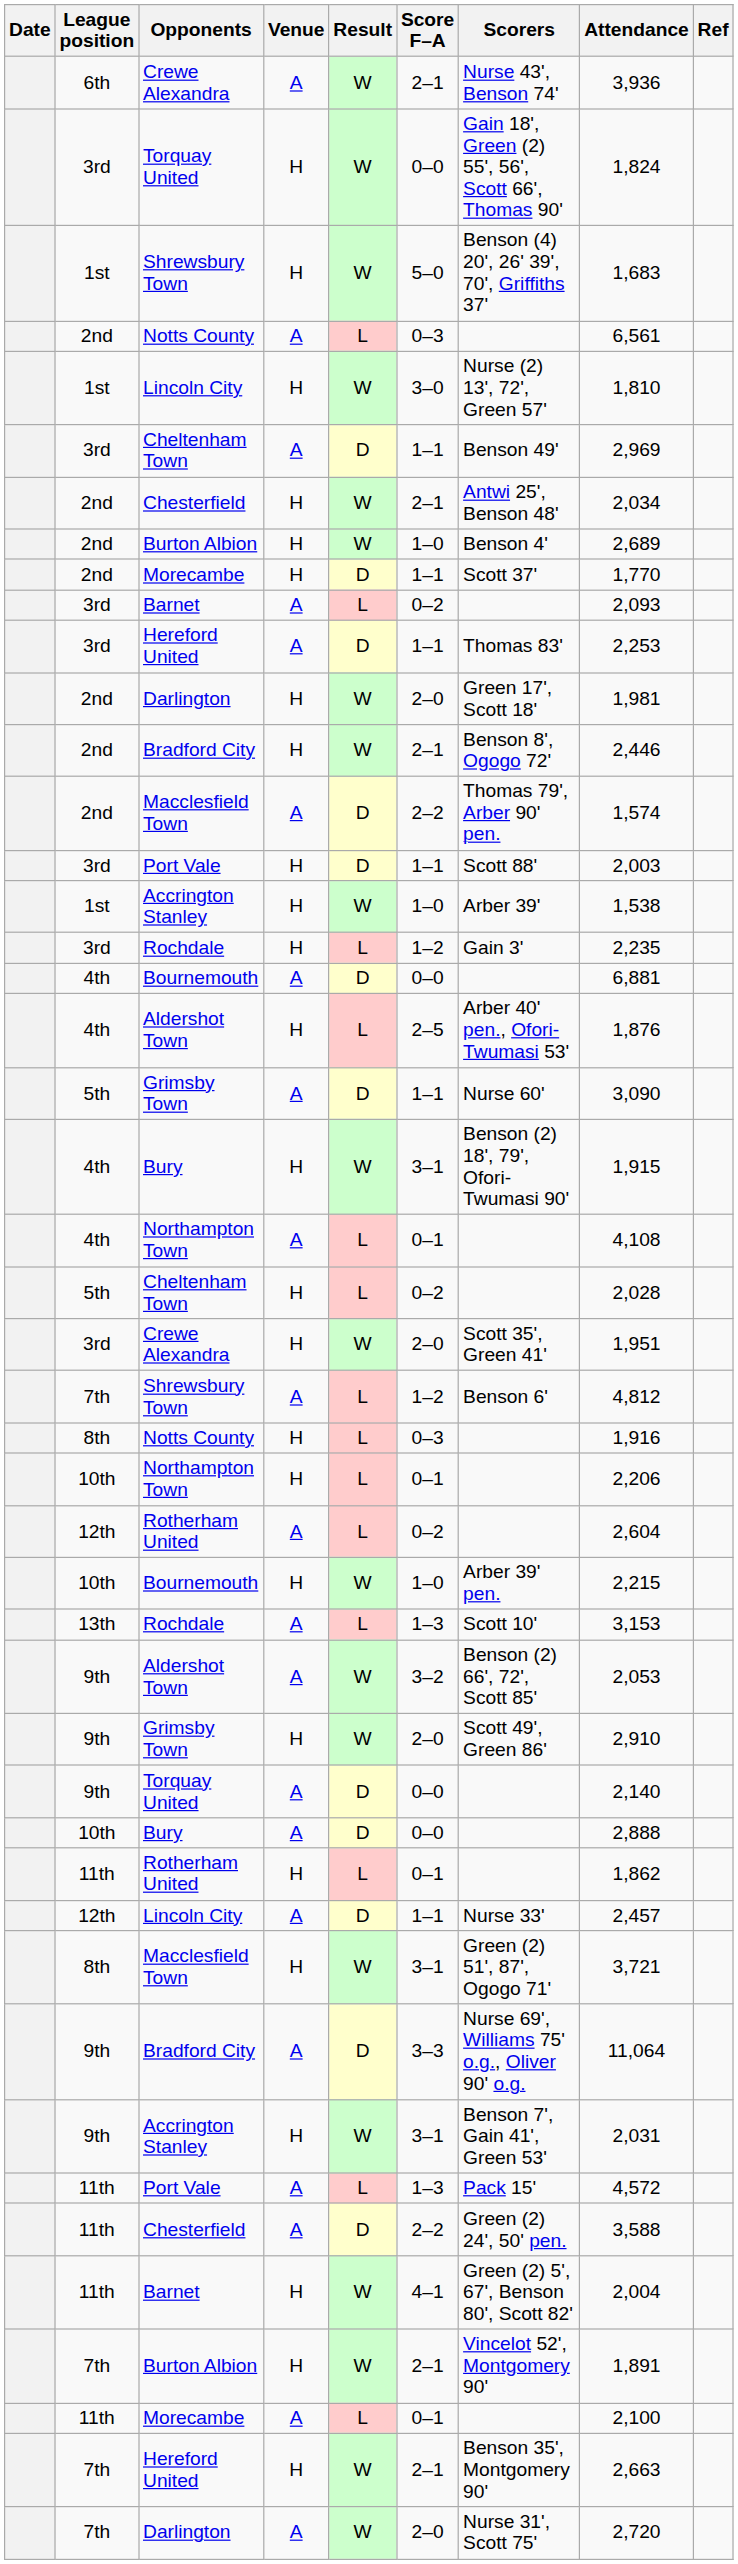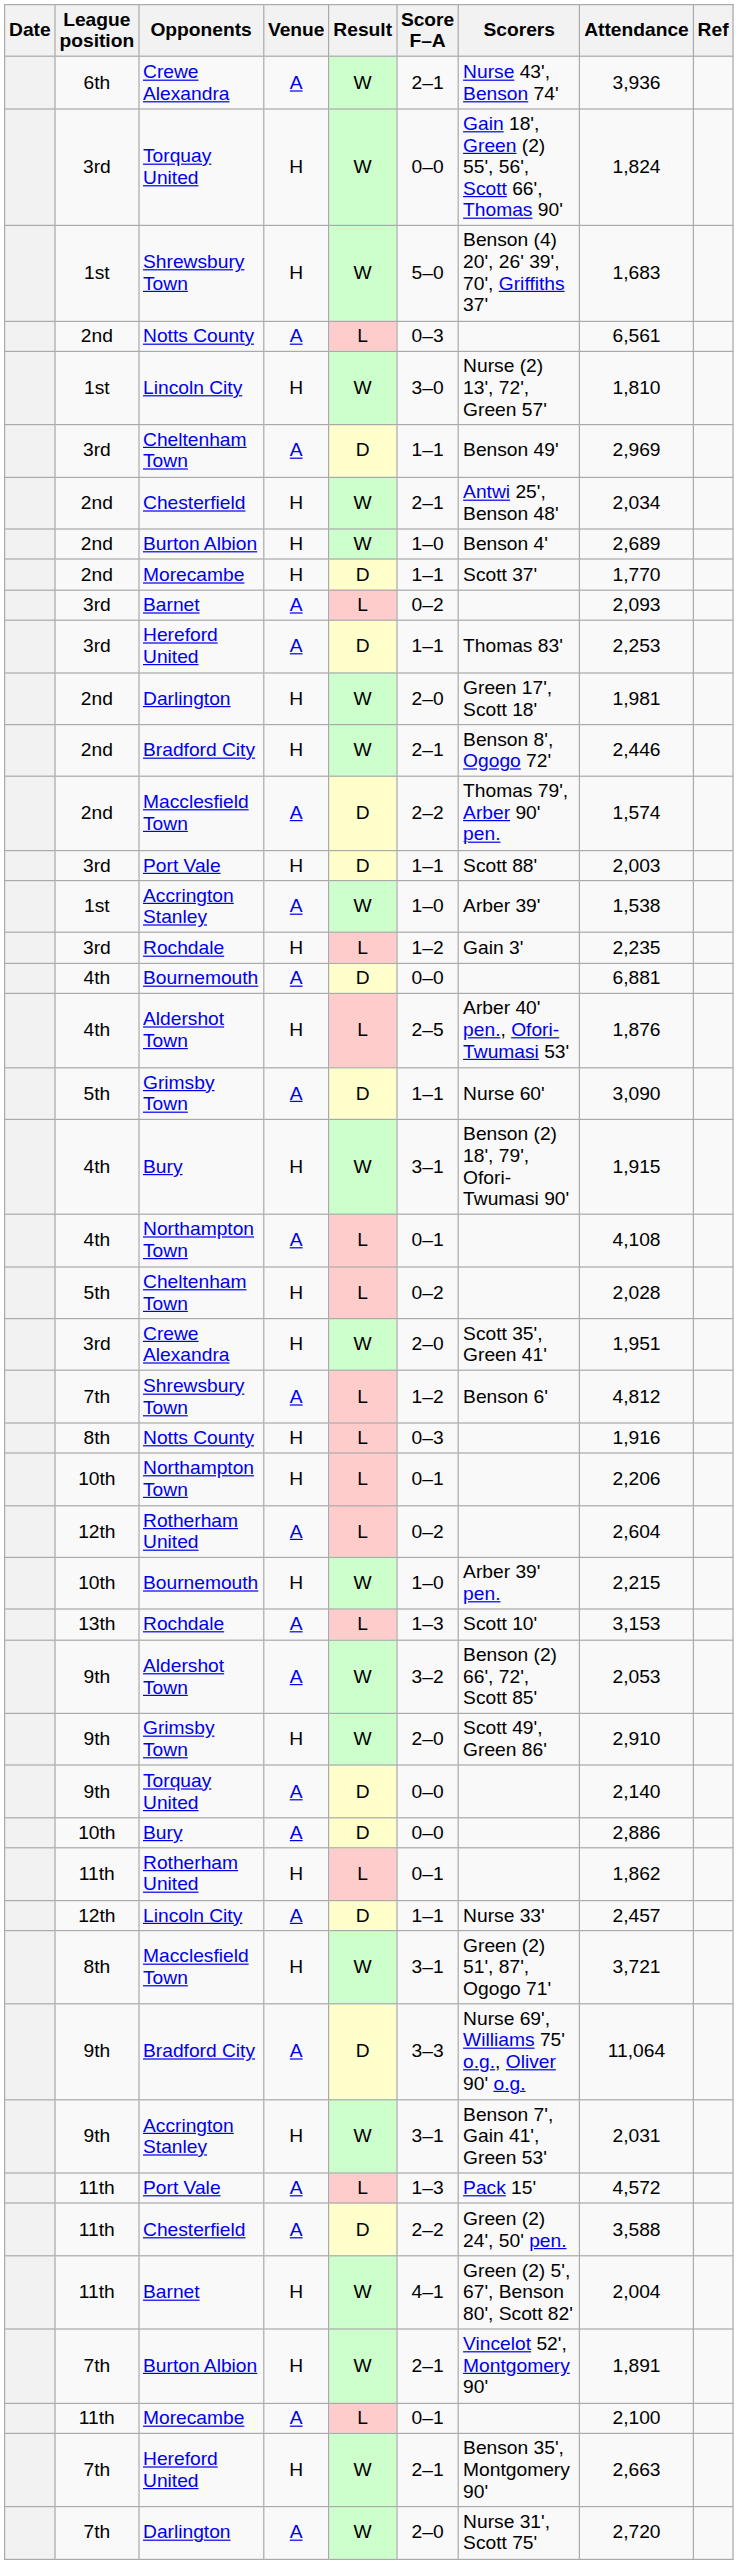(296, 906) H -> (296, 906) A
(636, 1832) 2,888 -> (636, 1832) 2,886
